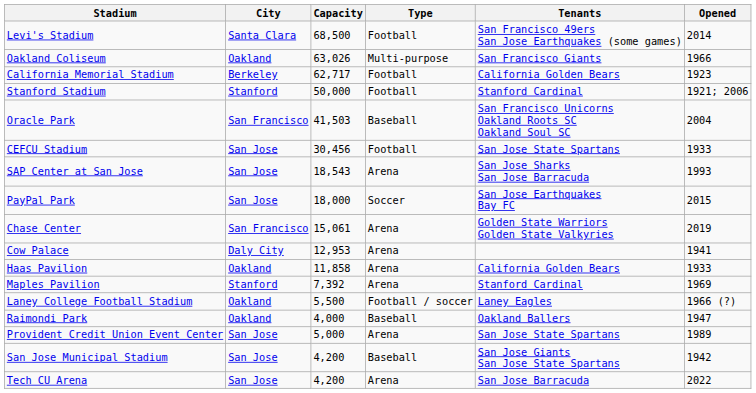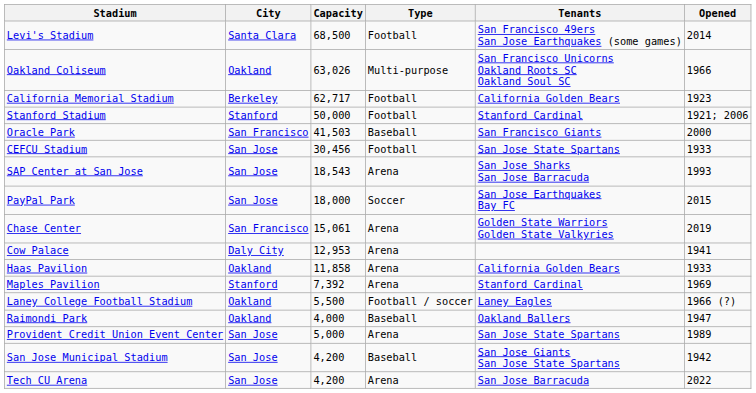(540, 58) San Francisco Giants -> (546, 70) San Francisco Unicorns Oakland Roots SC Oakland Soul SC
(546, 120) San Francisco Unicorns Oakland Roots SC Oakland Soul SC -> (540, 132) San Francisco Giants
(699, 120) 2004 -> (699, 132) 2000
